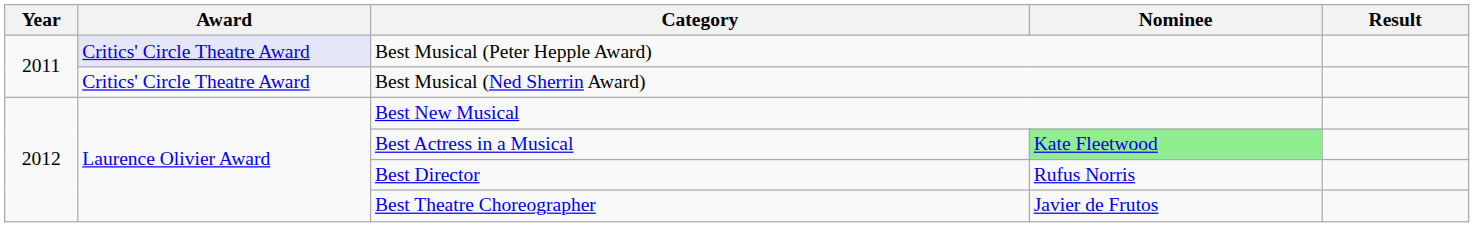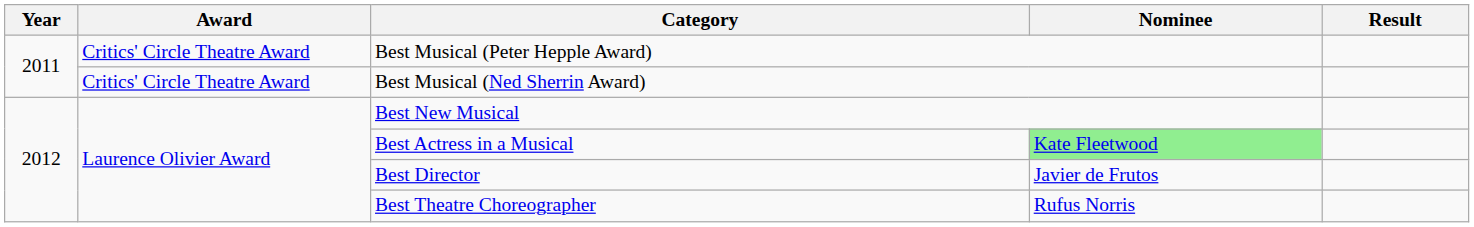(196, 50) lavender background -> (196, 50) no background
(1084, 174) Rufus Norris -> (1096, 174) Javier de Frutos
(1096, 205) Javier de Frutos -> (1084, 205) Rufus Norris
